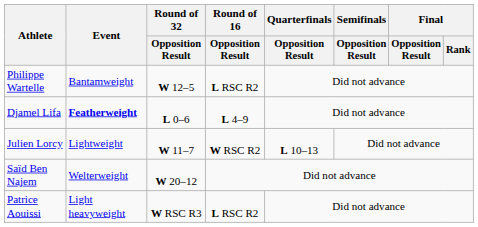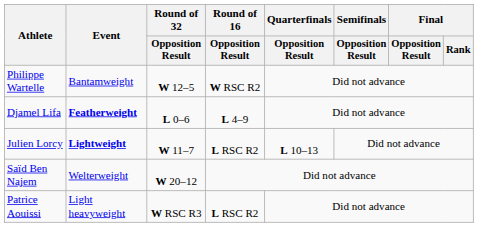(235, 88) L RSC R2 -> (235, 88) W RSC R2
(96, 144) normal -> (97, 144) bold
(235, 150) W RSC R2 -> (235, 150) L RSC R2
